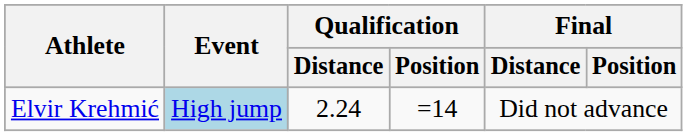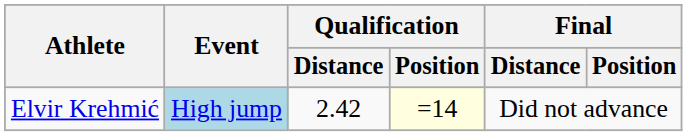(339, 108) 2.24 -> (339, 108) 2.42
(437, 108) no background -> (437, 108) lightyellow background
